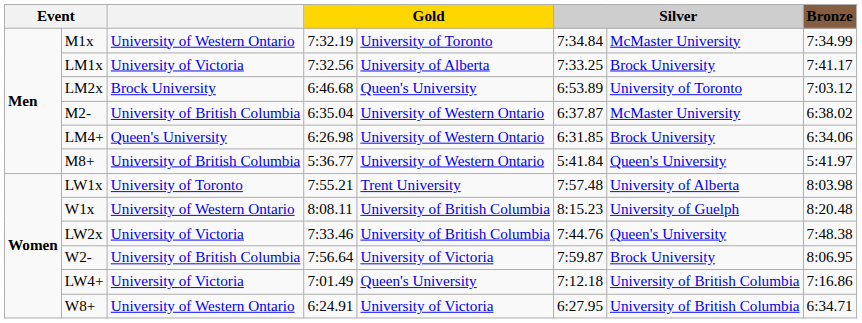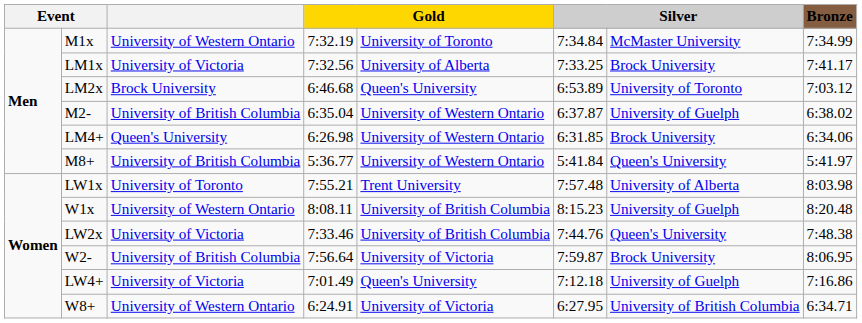(675, 112) McMaster University -> (675, 112) University of Guelph
(705, 281) University of British Columbia -> (675, 281) University of Guelph
